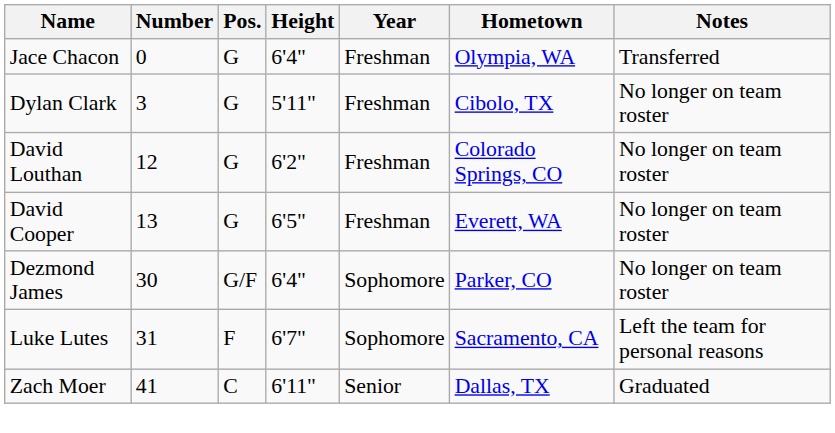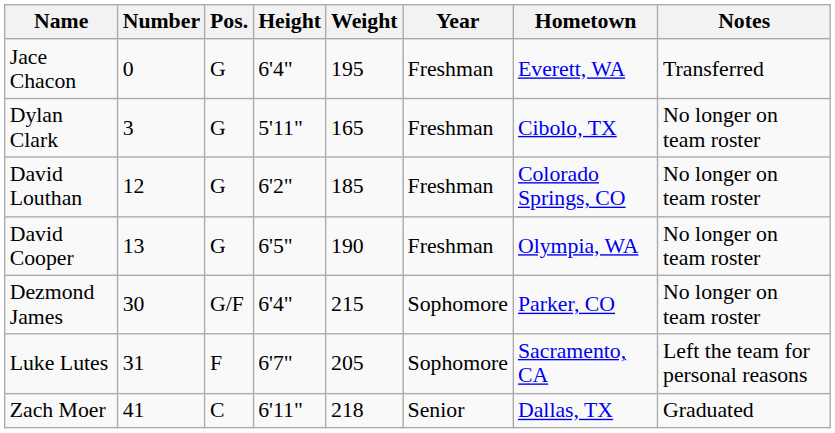+ column: (364, 21)
(515, 56) Olympia, WA -> (572, 68) Everett, WA
(508, 220) Everett, WA -> (578, 245) Olympia, WA
